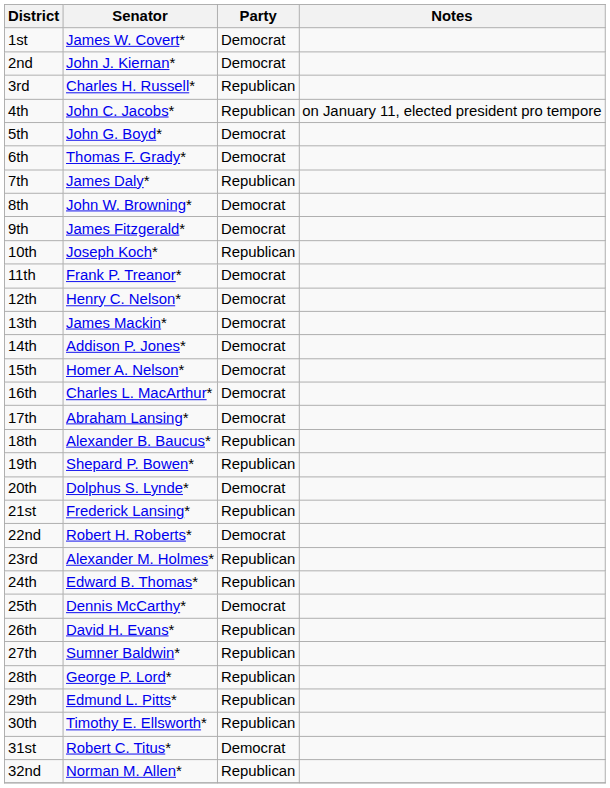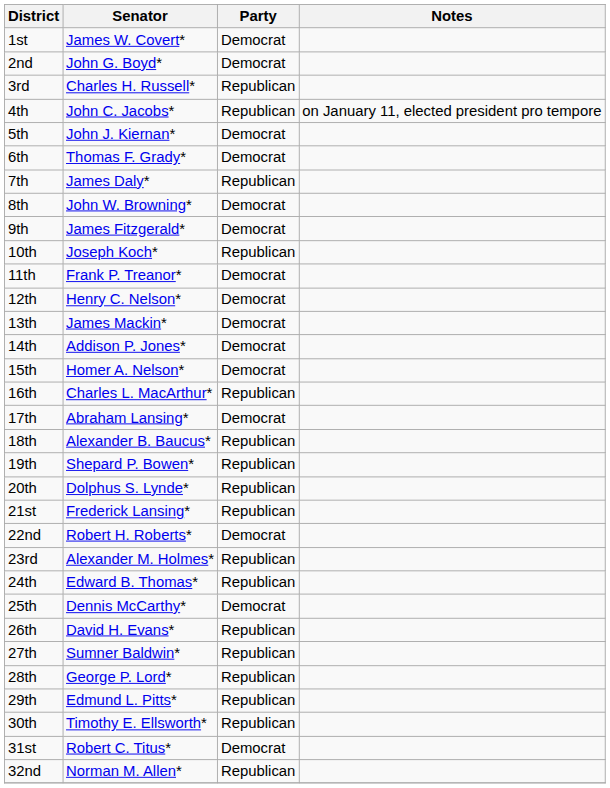(121, 63) John J. Kiernan* -> (114, 63) John G. Boyd*
(114, 134) John G. Boyd* -> (121, 134) John J. Kiernan*
(253, 393) Democrat -> (258, 393) Republican
(253, 488) Democrat -> (258, 488) Republican
